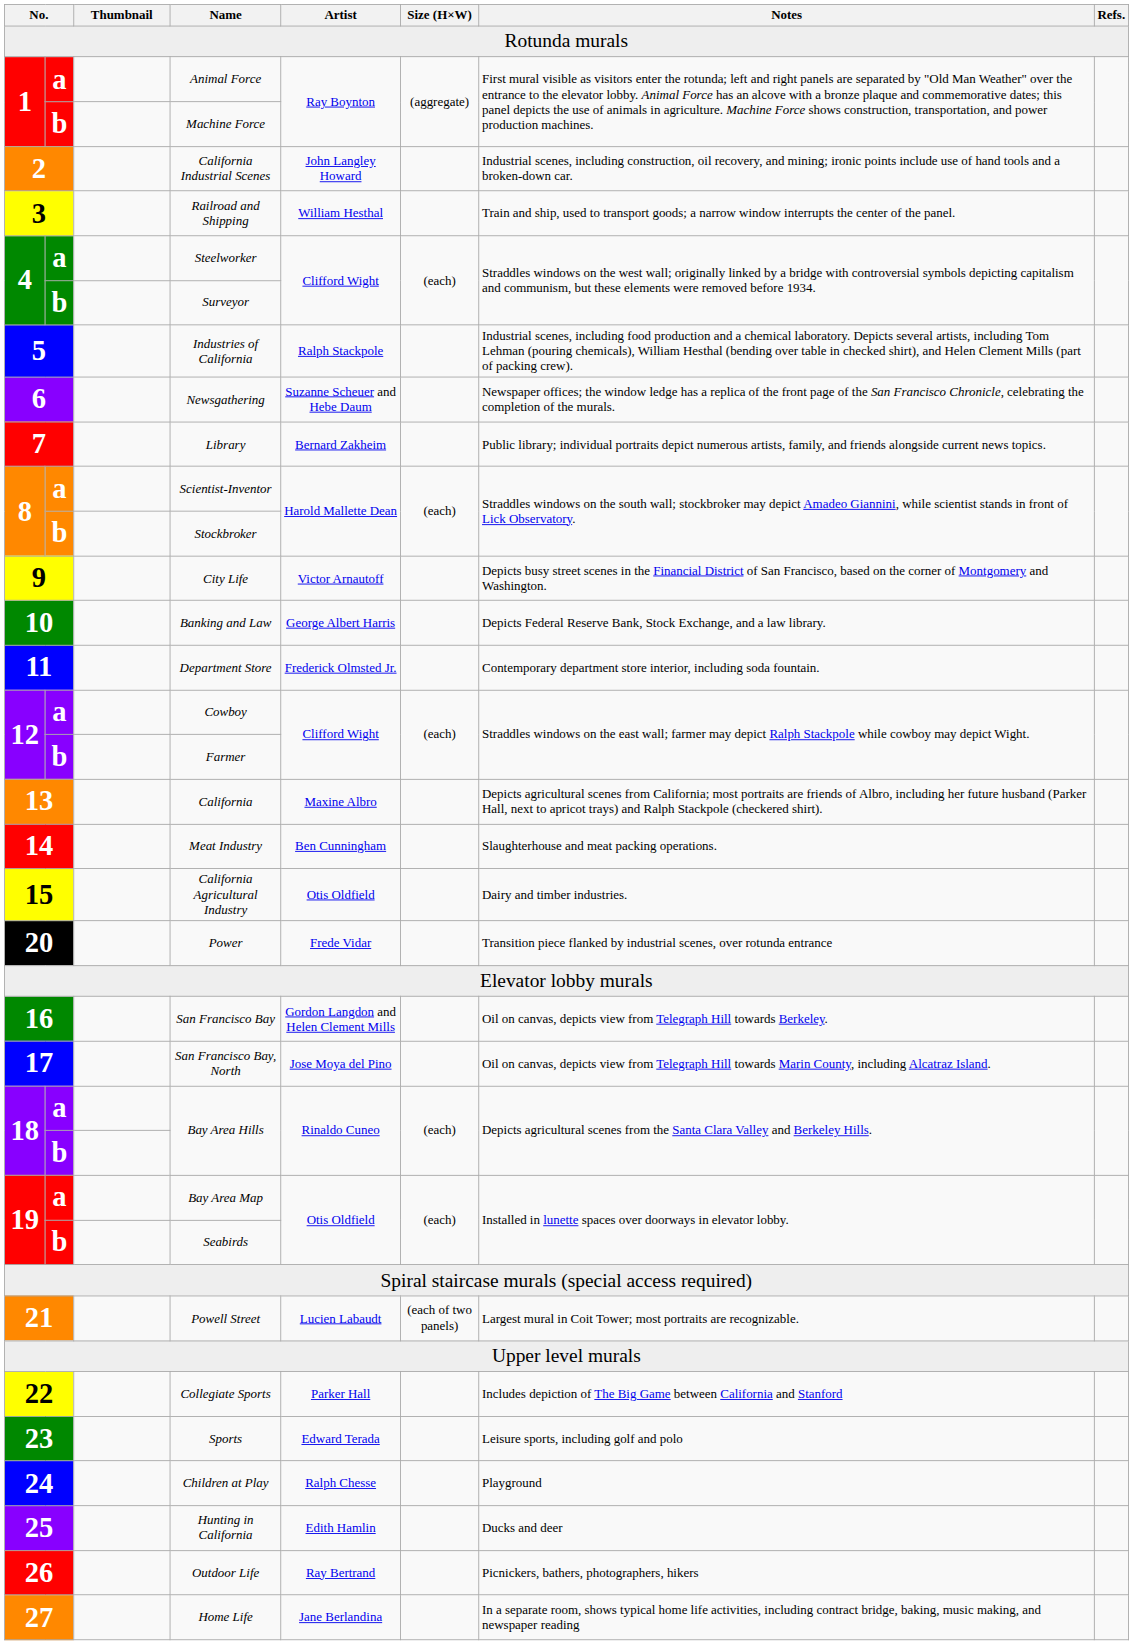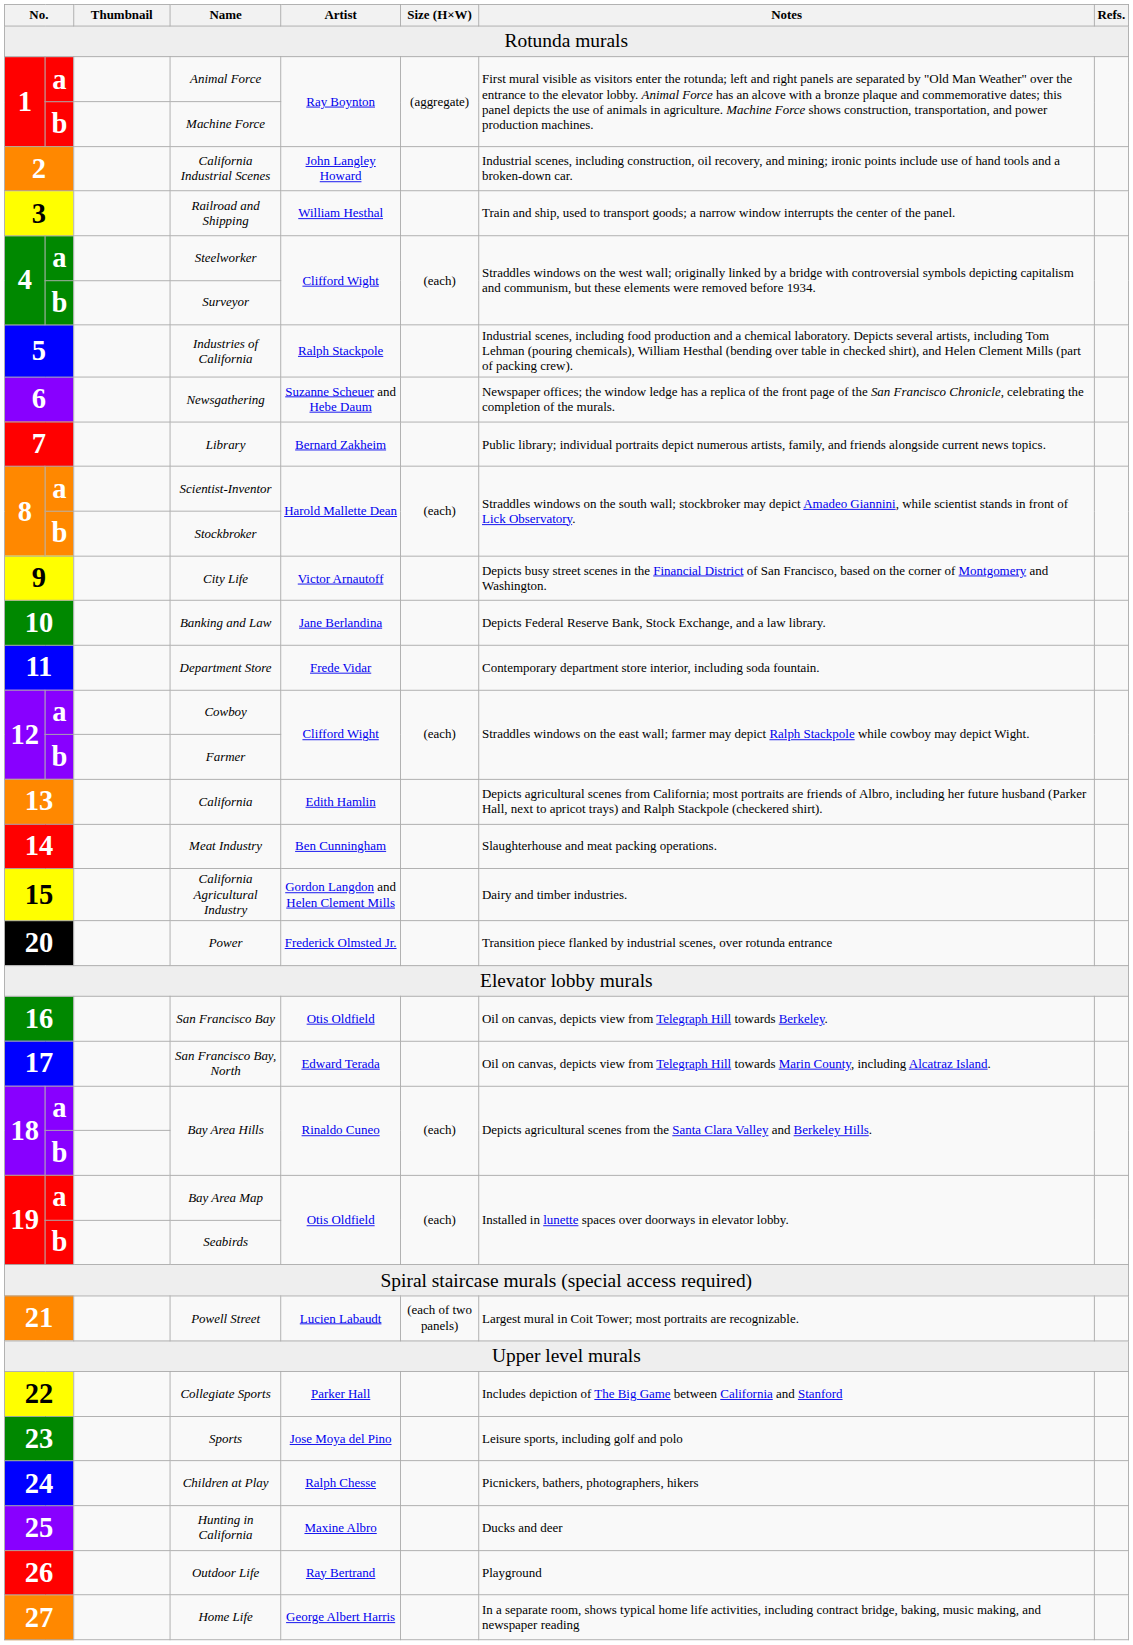(341, 623) George Albert Harris -> (341, 623) Jane Berlandina
(341, 668) Frederick Olmsted Jr. -> (341, 668) Frede Vidar
(341, 802) Maxine Albro -> (341, 802) Edith Hamlin
(341, 895) Otis Oldfield -> (341, 895) Gordon Langdon and Helen Clement Mills
(341, 943) Frede Vidar -> (341, 943) Frederick Olmsted Jr.
(341, 1019) Gordon Langdon and Helen Clement Mills -> (341, 1019) Otis Oldfield
(341, 1064) Jose Moya del Pino -> (341, 1064) Edward Terada
(341, 1439) Edward Terada -> (341, 1439) Jose Moya del Pino
(512, 1483) Playground -> (590, 1483) Picnickers, bathers, photographers, hikers
(341, 1528) Edith Hamlin -> (341, 1528) Maxine Albro
(590, 1573) Picnickers, bathers, photographers, hikers -> (512, 1573) Playground
(341, 1617) Jane Berlandina -> (341, 1617) George Albert Harris
